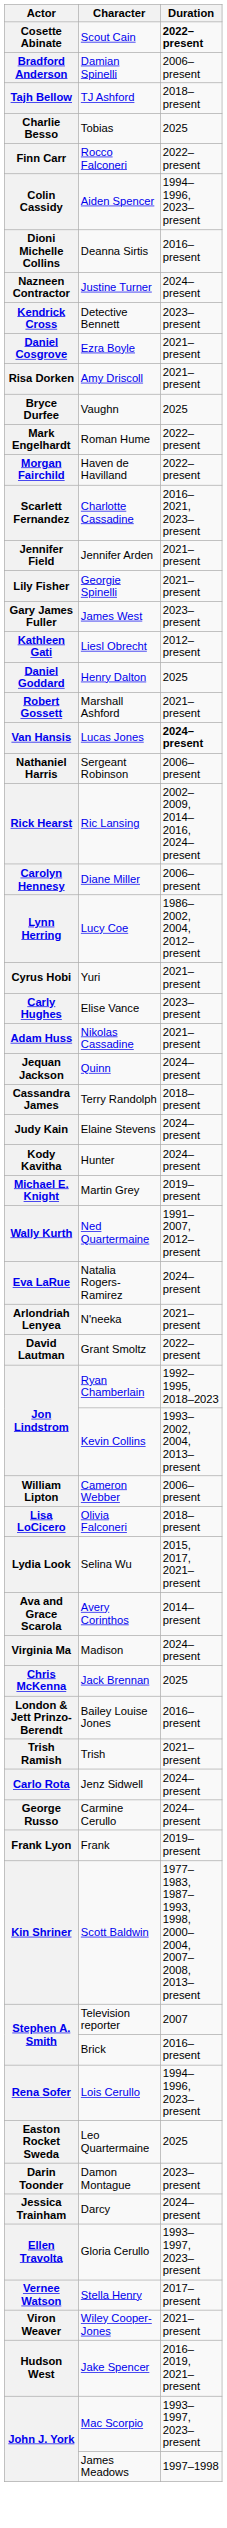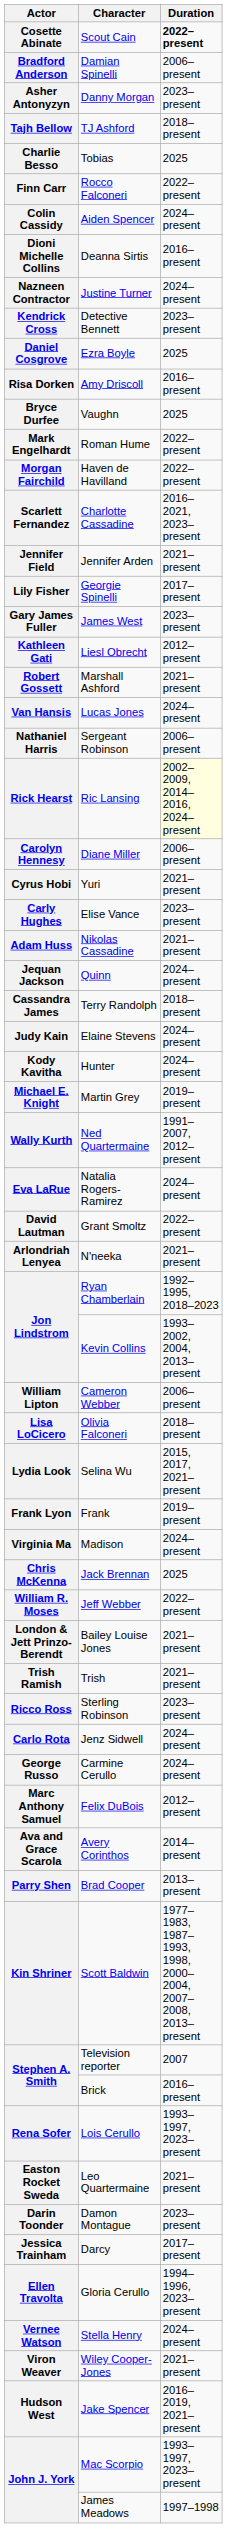+ row: (41, 98)
(181, 201) 1994–1996, 2023–present -> (181, 219) 2024–present
(181, 348) 2021–present -> (175, 353) 2025
(181, 378) 2021–present -> (181, 384) 2016–present
(181, 586) 2021–present -> (181, 591) 2017–present
- row: (41, 677)
(183, 738) bold -> (181, 712) normal
(181, 823) no background -> (181, 798) lightyellow background
- row: (41, 928)
rows swapped: (41, 1349) <-> (41, 1319)
rows swapped: (41, 1845) <-> (41, 1613)
+ row: (41, 1605)
(181, 1717) 2016–present -> (181, 1642) 2021–present
+ row: (41, 1709)
+ row: (41, 1806)
+ row: (41, 1886)
(181, 2092) 1994–1996, 2023–present -> (181, 2133) 1993–1997, 2023–present
(175, 2142) 2025 -> (181, 2182) 2021–present
(181, 2209) 2024–present -> (181, 2249) 2017–present
(181, 2252) 1993–1997, 2023–present -> (181, 2292) 1994–1996, 2023–present
(181, 2295) 2017–present -> (181, 2335) 2024–present
